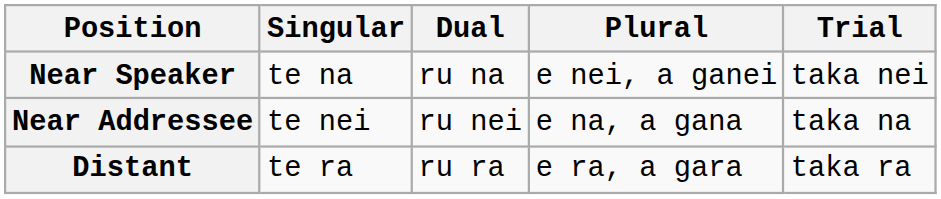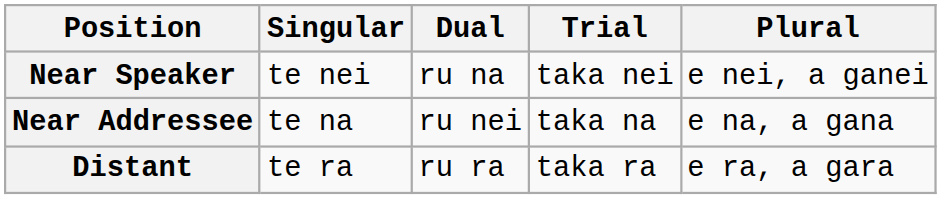columns swapped: (860, 29) <-> (656, 29)
(310, 75) te na -> (319, 75) te nei
(319, 122) te nei -> (310, 122) te na
